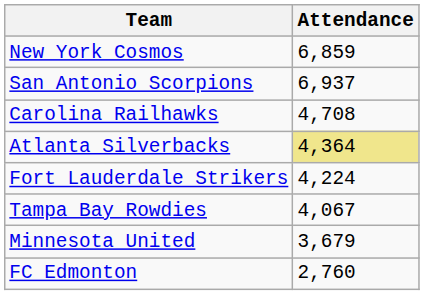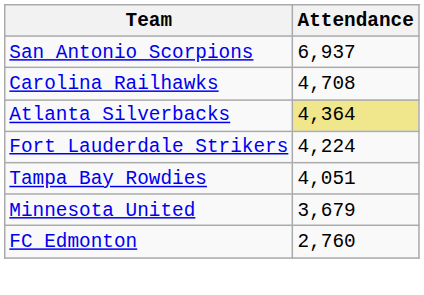- row: (97, 52)
(327, 210) 4,067 -> (327, 178) 4,051
